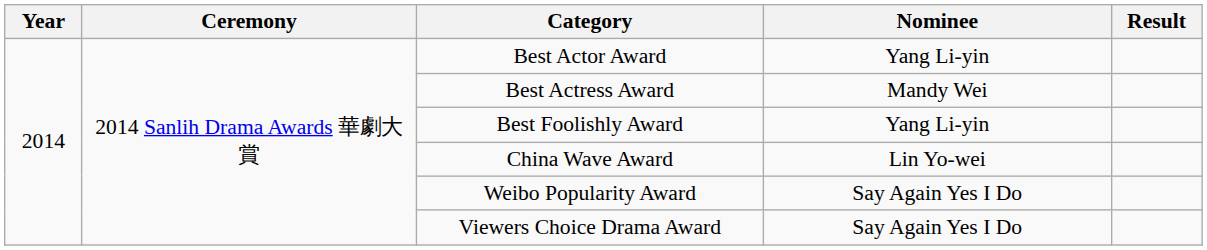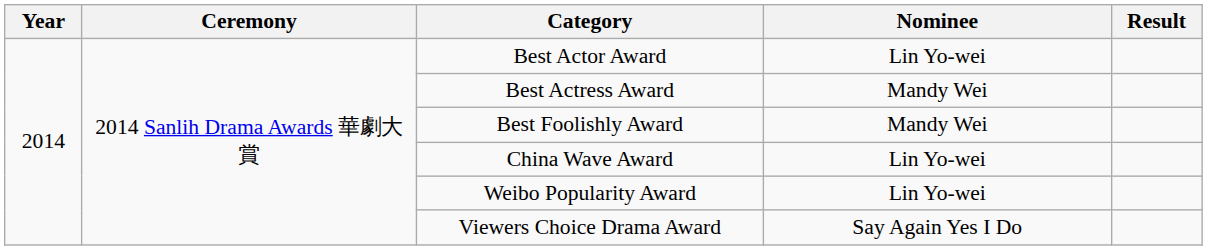(937, 55) Yang Li-yin -> (937, 55) Lin Yo-wei
(937, 124) Yang Li-yin -> (937, 124) Mandy Wei
(937, 192) Say Again Yes I Do -> (937, 192) Lin Yo-wei
